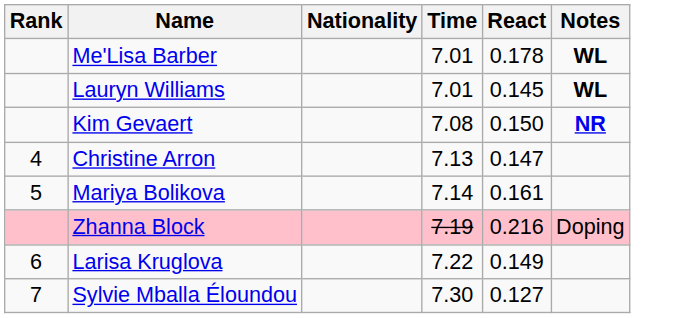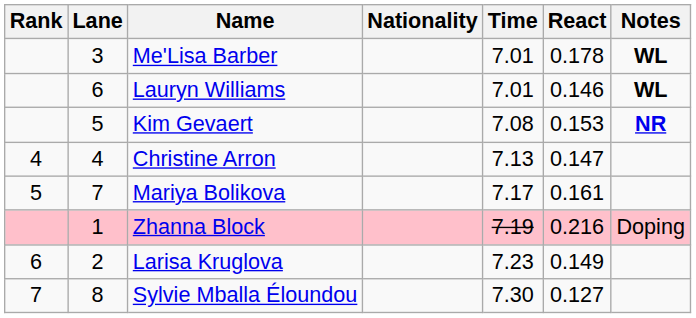+ column: (98, 21)
(517, 90) 0.145 -> (577, 90) 0.146
(517, 124) 0.150 -> (577, 124) 0.153
(452, 192) 7.14 -> (513, 192) 7.17
(452, 261) 7.22 -> (513, 261) 7.23
